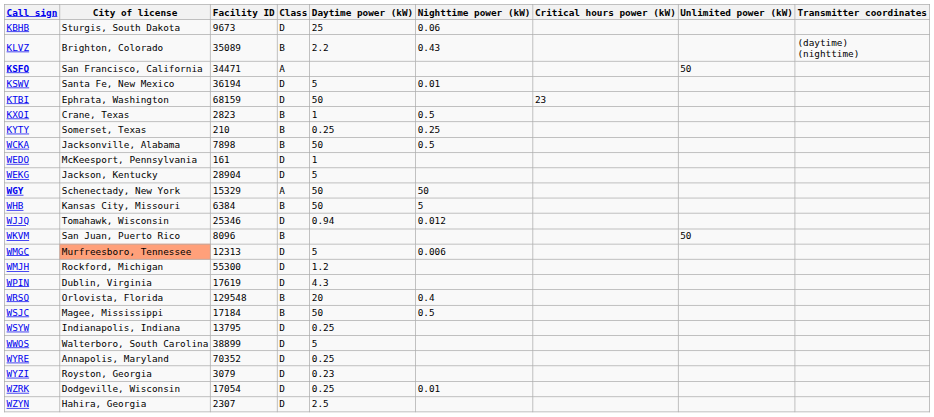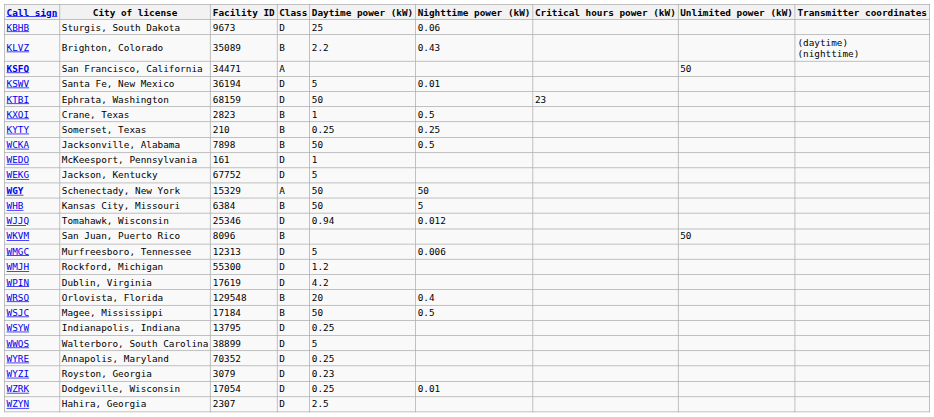(227, 175) 28904 -> (227, 175) 67752
(127, 252) lightsalmon background -> (127, 252) no background
(320, 282) 4.3 -> (320, 282) 4.2
